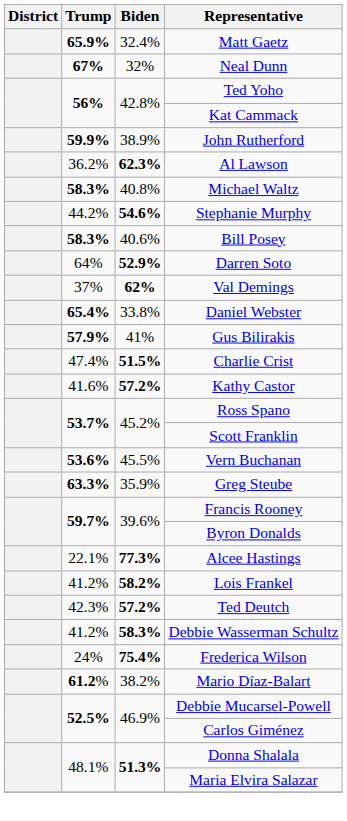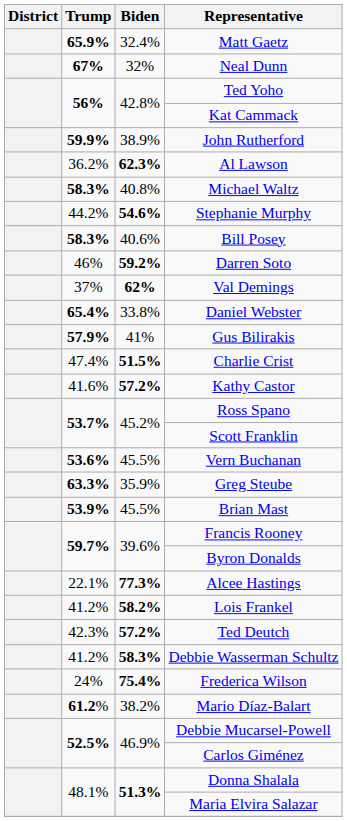(88, 262) 64% -> (88, 262) 46%
(140, 262) 52.9% -> (140, 262) 59.2%
+ row: (253, 509)
